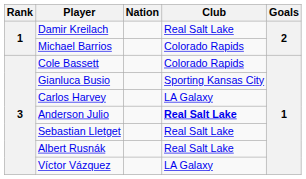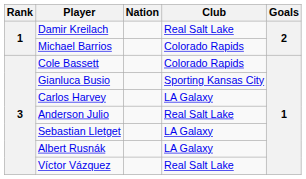(200, 115) bold -> (199, 115) normal
(199, 132) Real Salt Lake -> (188, 132) LA Galaxy
(199, 149) Real Salt Lake -> (188, 149) LA Galaxy
(188, 166) LA Galaxy -> (199, 166) Real Salt Lake
